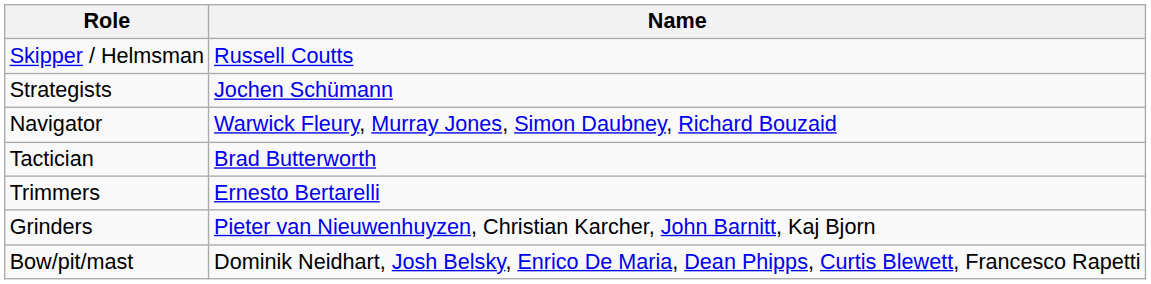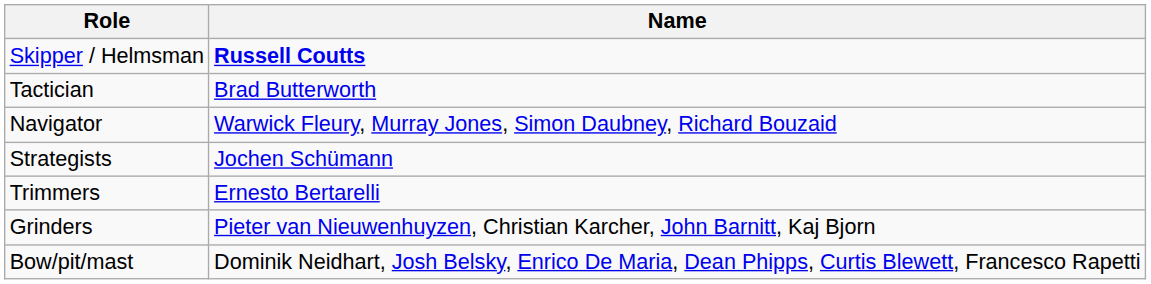(284, 55) normal -> (290, 55) bold
rows swapped: (52, 158) <-> (61, 90)
